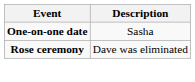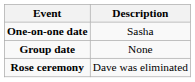+ row: (47, 49)
